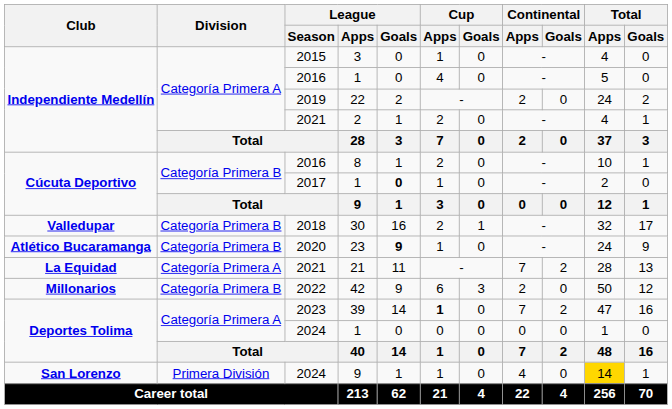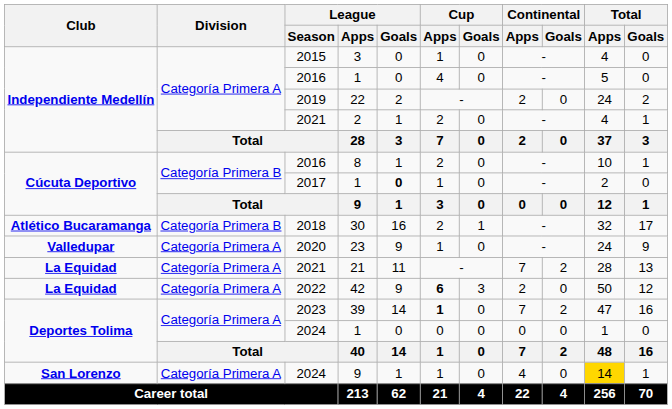(81, 225) Valledupar -> (81, 225) Atlético Bucaramanga
(81, 246) Atlético Bucaramanga -> (81, 246) Valledupar
(221, 246) Categoría Primera B -> (221, 246) Categoría Primera A
(399, 246) bold -> (399, 246) normal
(81, 288) Millonarios -> (81, 288) La Equidad
(221, 288) Categoría Primera B -> (221, 288) Categoría Primera A
(440, 288) normal -> (440, 288) bold
(221, 373) Primera División -> (221, 373) Categoría Primera A
